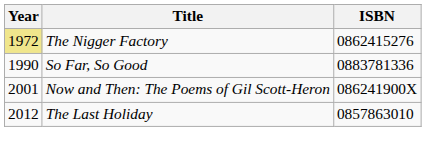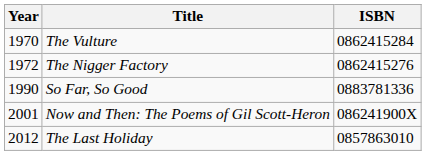+ row: (81, 41)
(23, 41) khaki background -> (23, 65) no background
